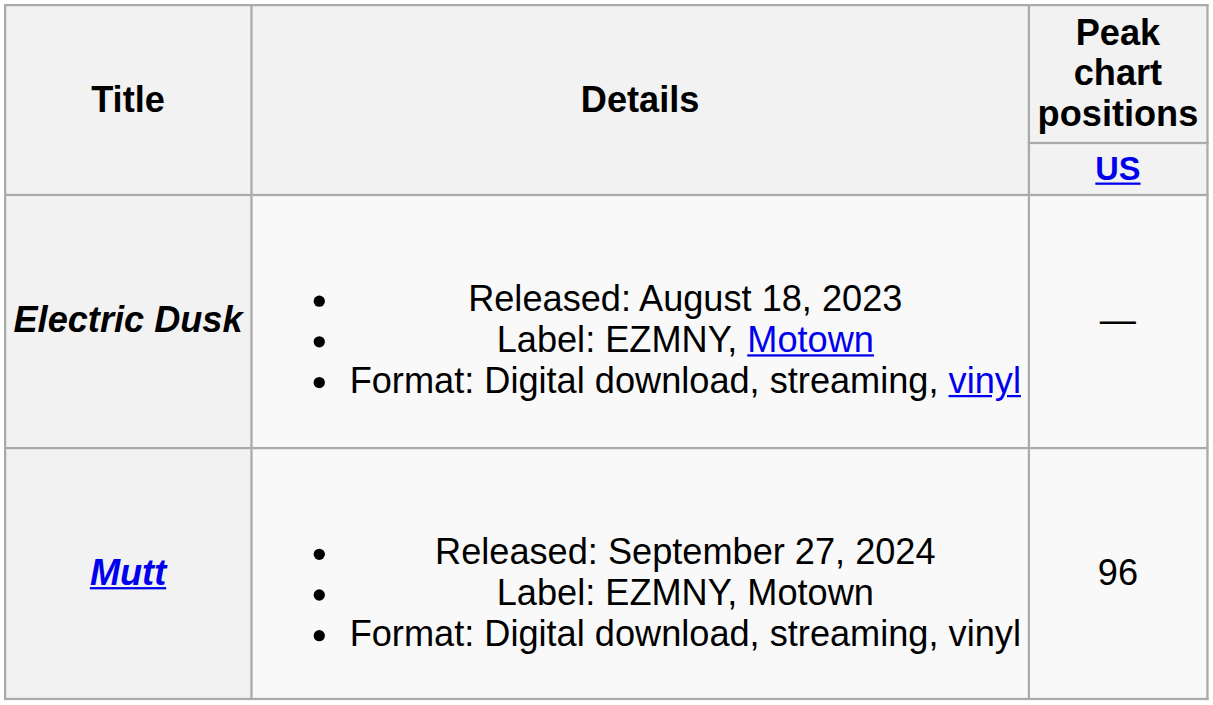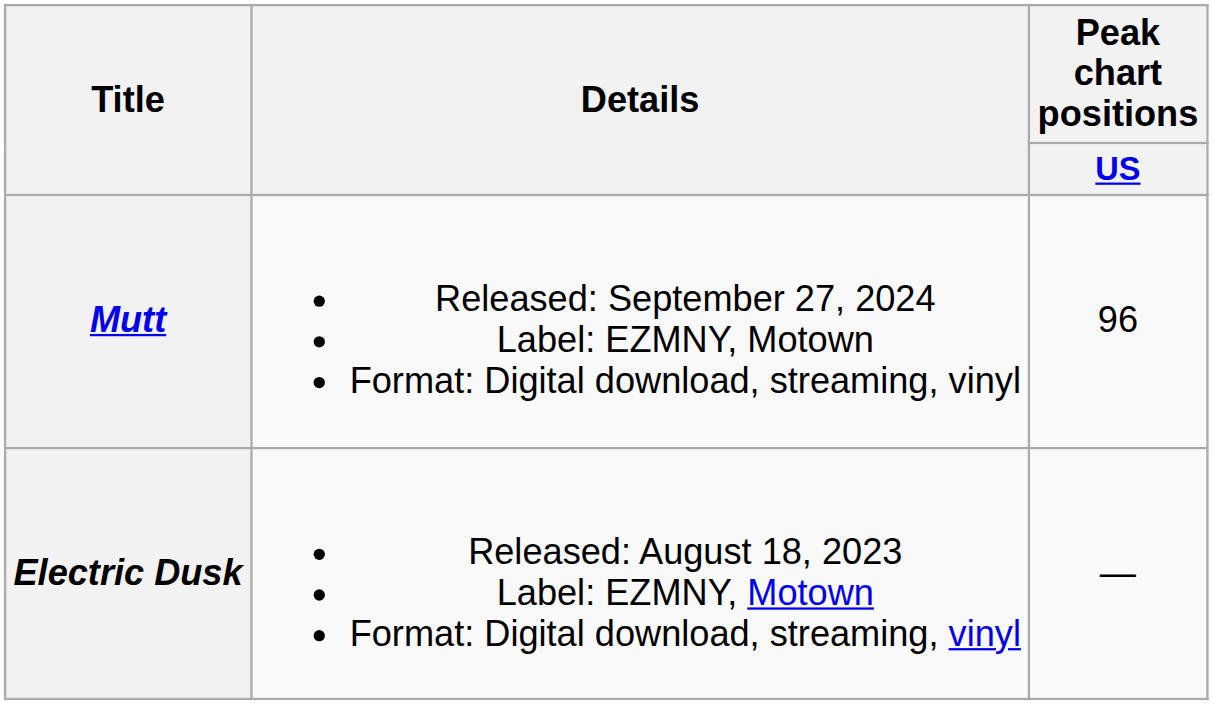rows swapped: (128, 320) <-> (128, 572)
